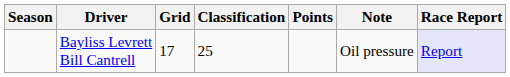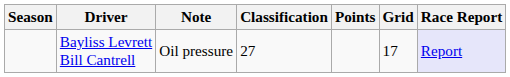columns swapped: (175, 17) <-> (377, 17)
(205, 51) 25 -> (248, 51) 27
